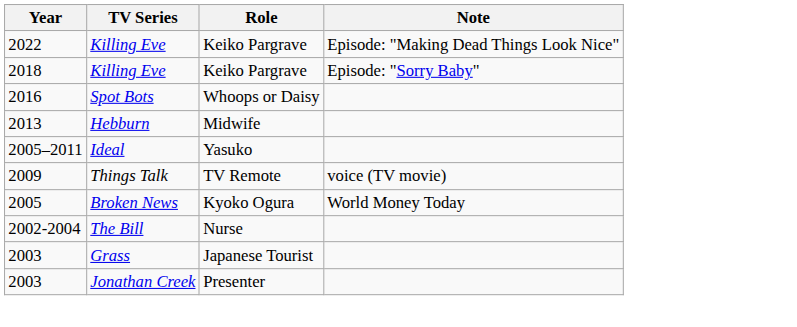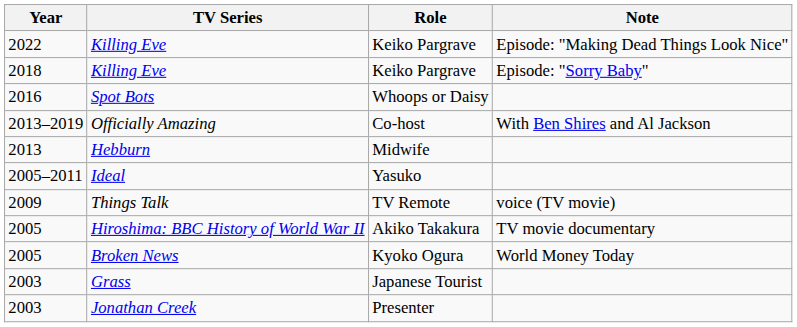+ row: (46, 123)
+ row: (25, 228)
- row: (44, 228)
